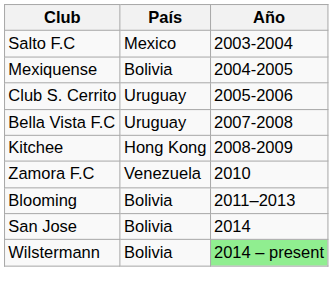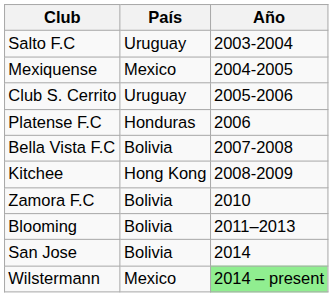(150, 43) Mexico -> (155, 43) Uruguay
(148, 69) Bolivia -> (150, 69) Mexico
+ row: (55, 122)
(155, 122) Uruguay -> (148, 148) Bolivia
(162, 174) Venezuela -> (148, 200) Bolivia
(148, 252) Bolivia -> (150, 278) Mexico
